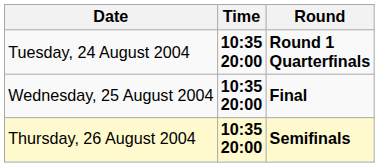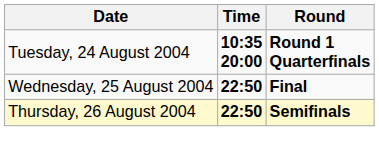(241, 95) 10:35 20:00 -> (241, 86) 22:50
(241, 139) 10:35 20:00 -> (241, 112) 22:50
